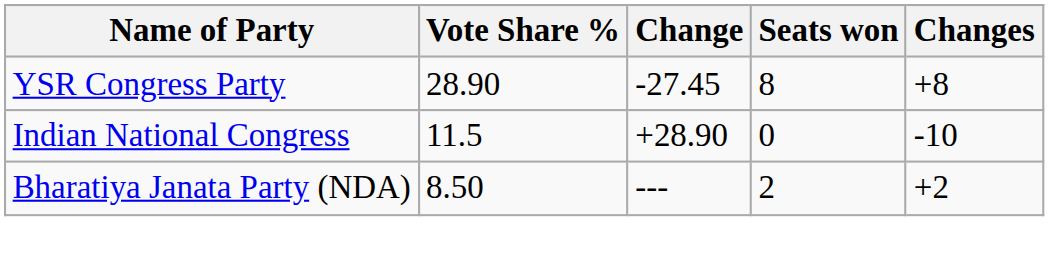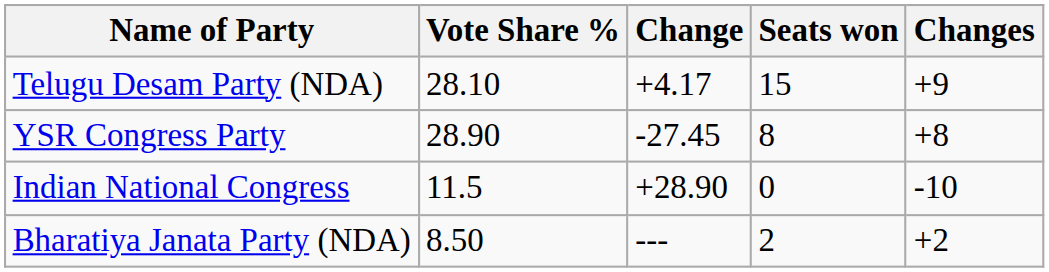+ row: (198, 82)
